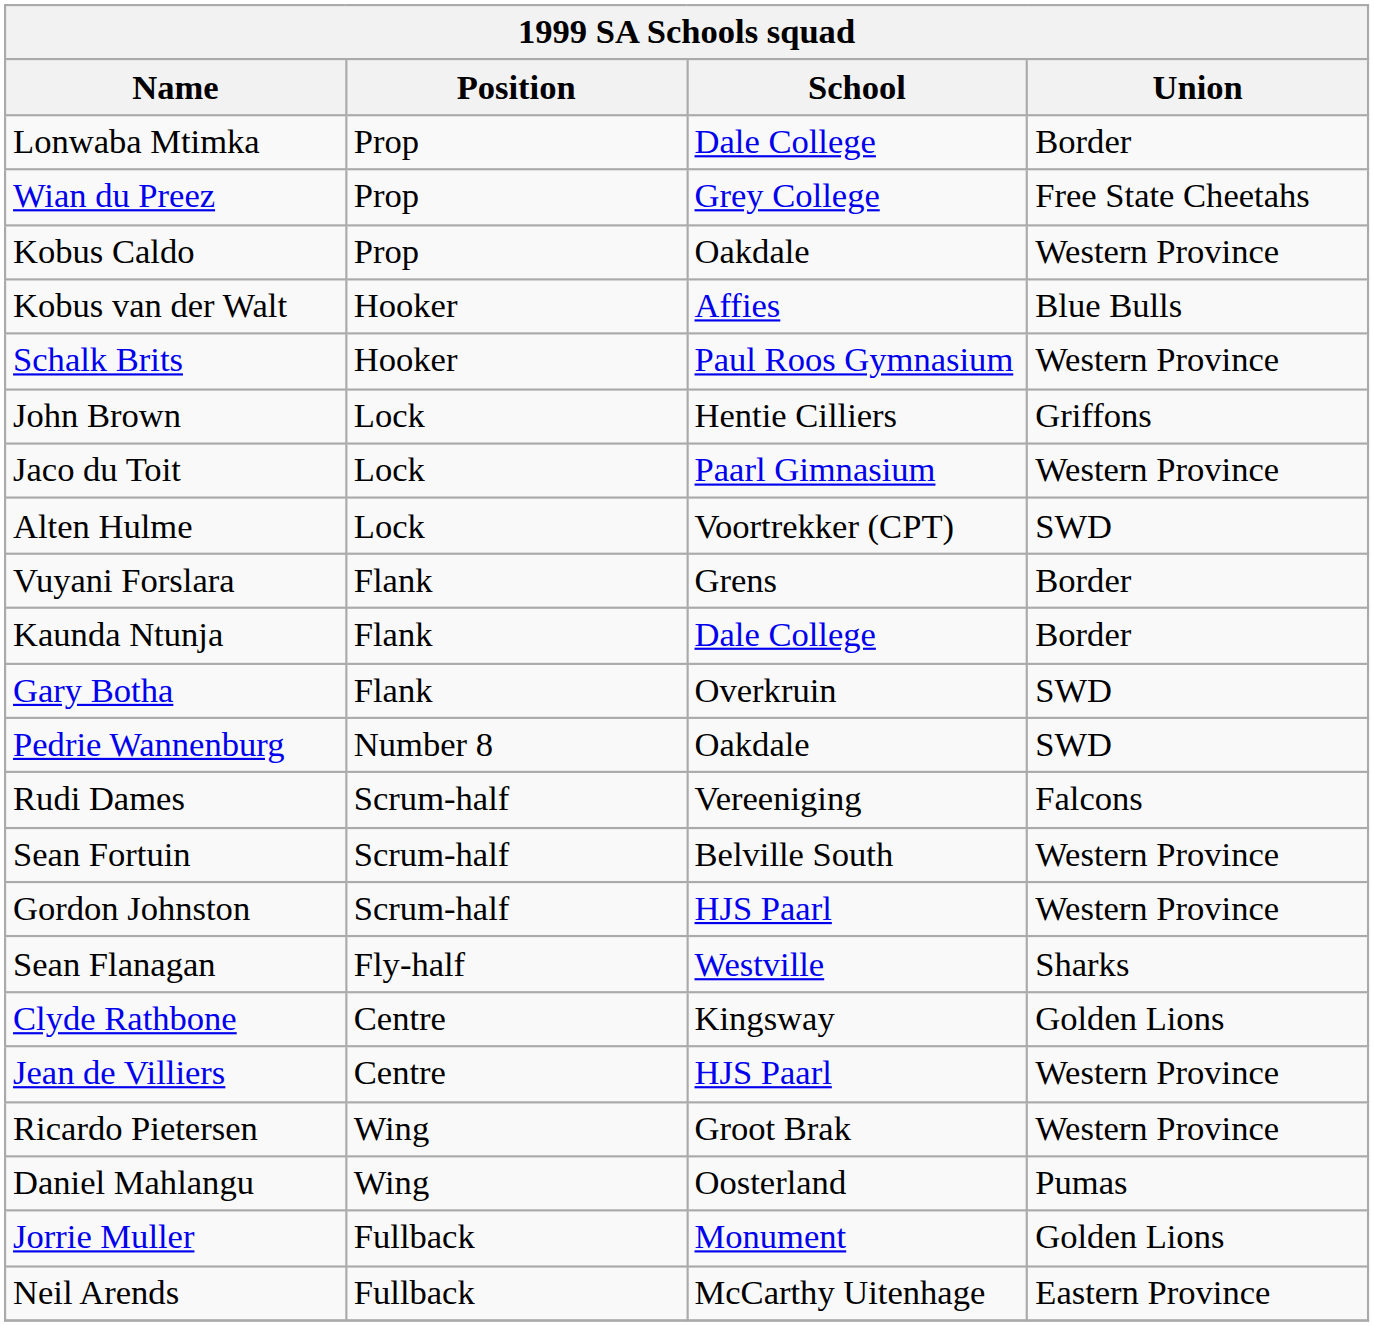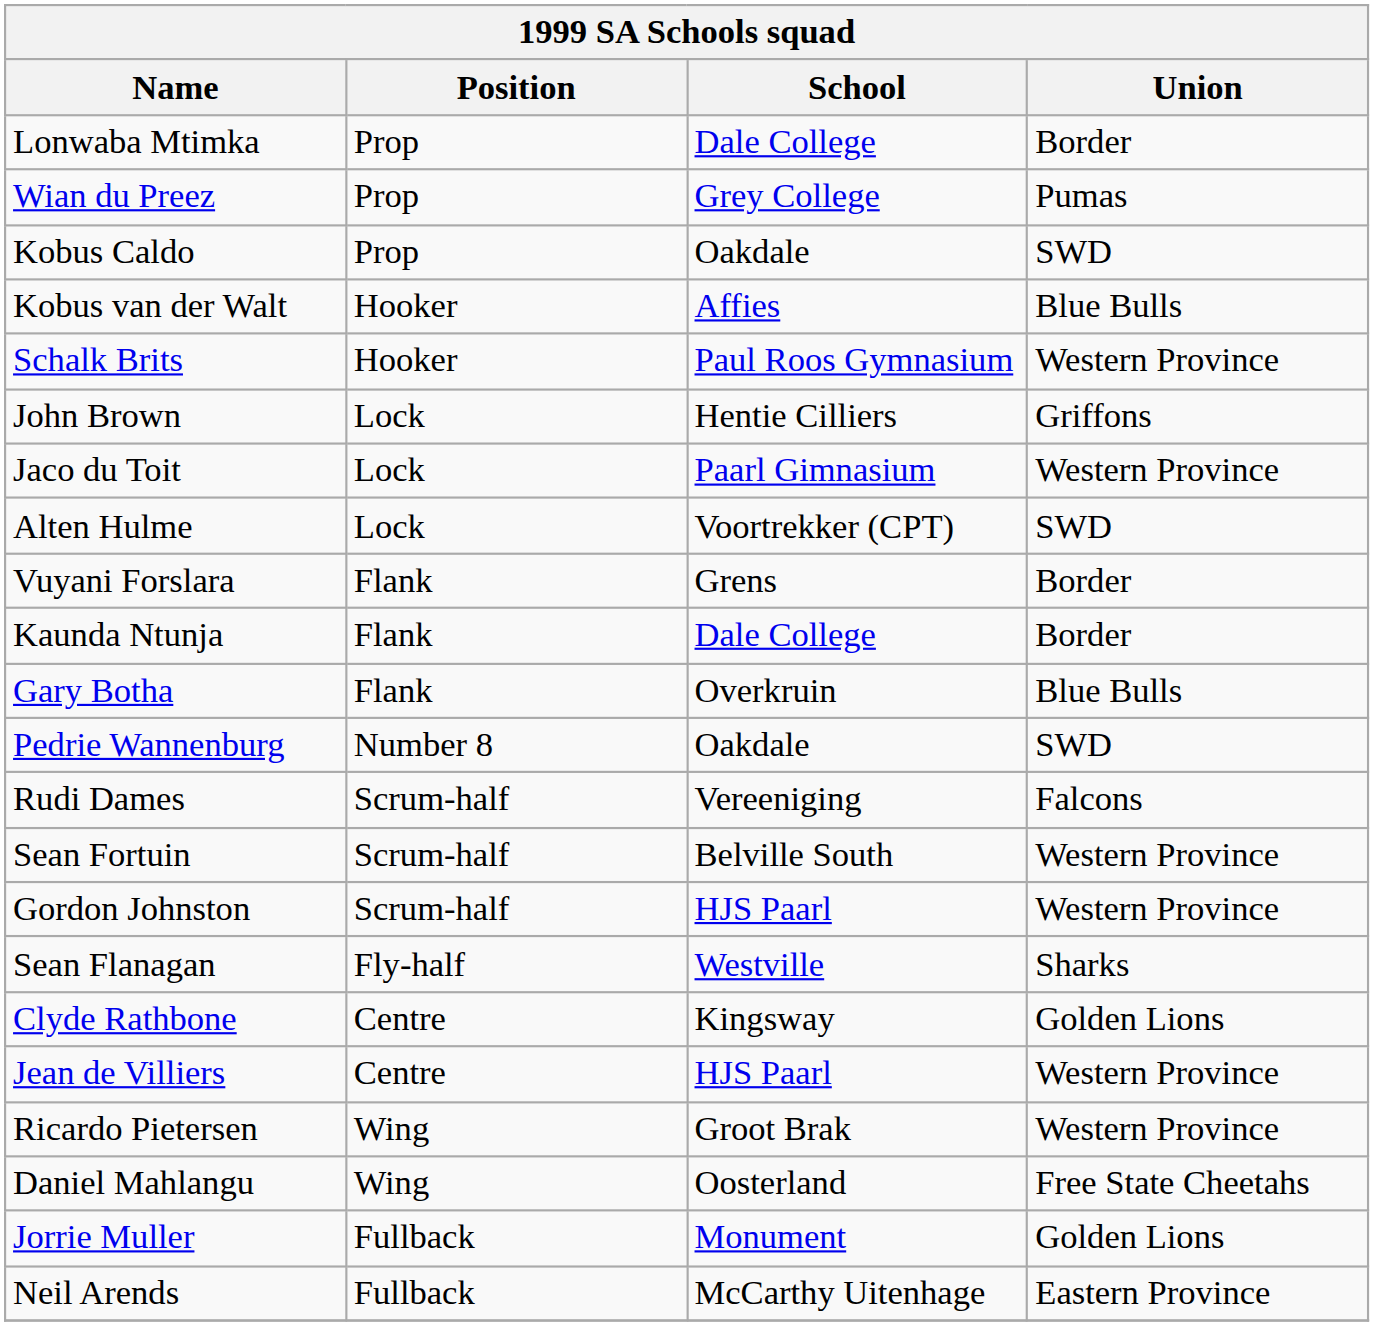(1173, 196) Free State Cheetahs -> (1081, 196) Pumas
(1157, 251) Western Province -> (1074, 251) SWD
(1074, 689) SWD -> (1109, 689) Blue Bulls
(1081, 1182) Pumas -> (1173, 1182) Free State Cheetahs
